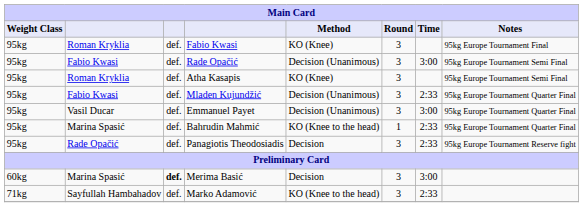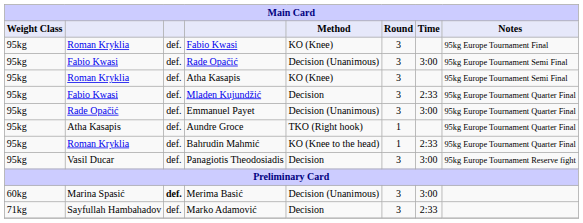(334, 94) Decision (Unanimous) -> (306, 94) Decision
(91, 111) Vasil Ducar -> (93, 111) Rade Opačić
+ row: (215, 127)
(96, 127) Marina Spasić -> (98, 144) Roman Kryklia
(93, 144) Rade Opačić -> (91, 160) Vasil Ducar
(429, 144) 2:33 -> (429, 160) 3:00
(306, 177) Decision -> (334, 193) Decision (Unanimous)
(334, 193) KO (Knee to the head) -> (306, 209) Decision
